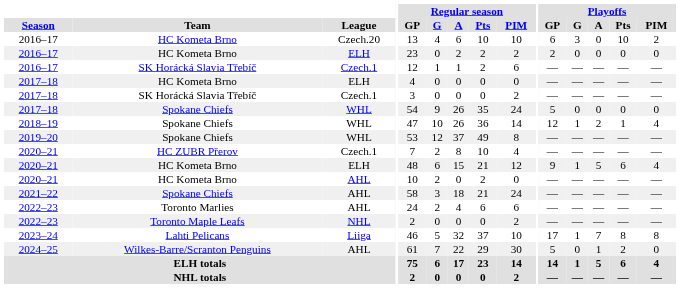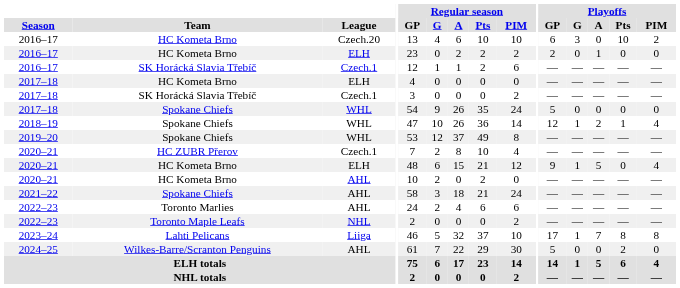(599, 53) 0 -> (599, 53) 1
(623, 165) 6 -> (623, 165) 0
(599, 249) 1 -> (599, 249) 0
